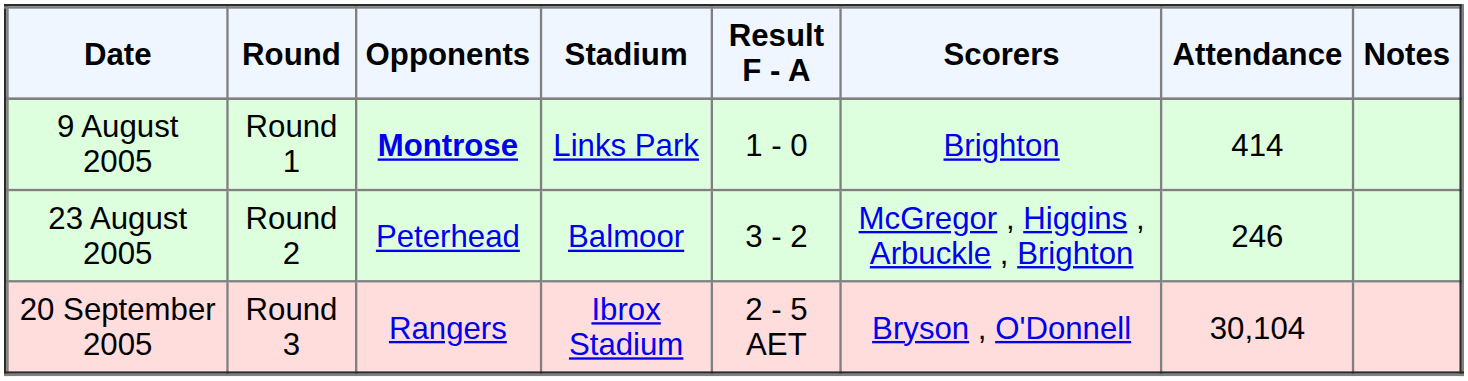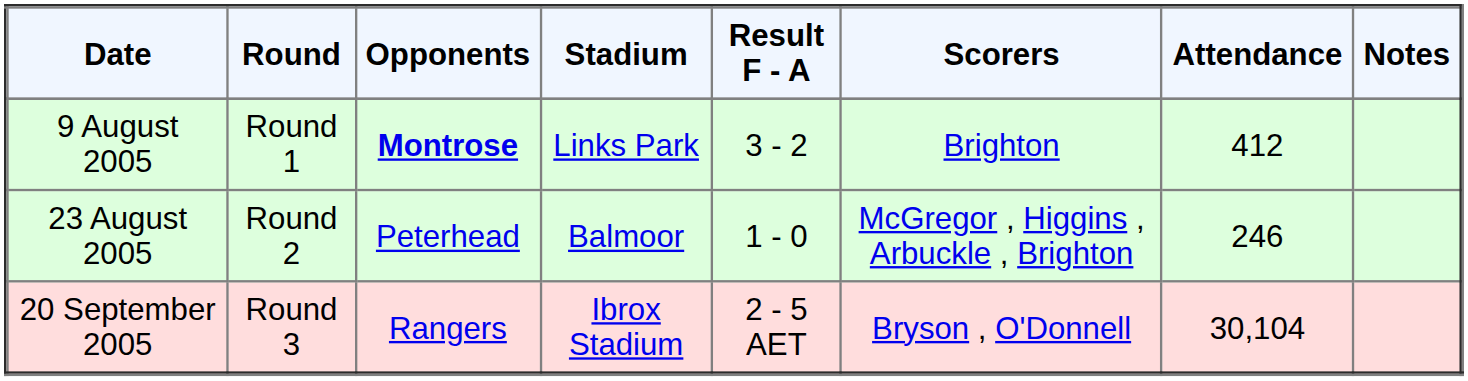(776, 144) 1 - 0 -> (776, 144) 3 - 2
(1257, 144) 414 -> (1257, 144) 412
(776, 236) 3 - 2 -> (776, 236) 1 - 0
